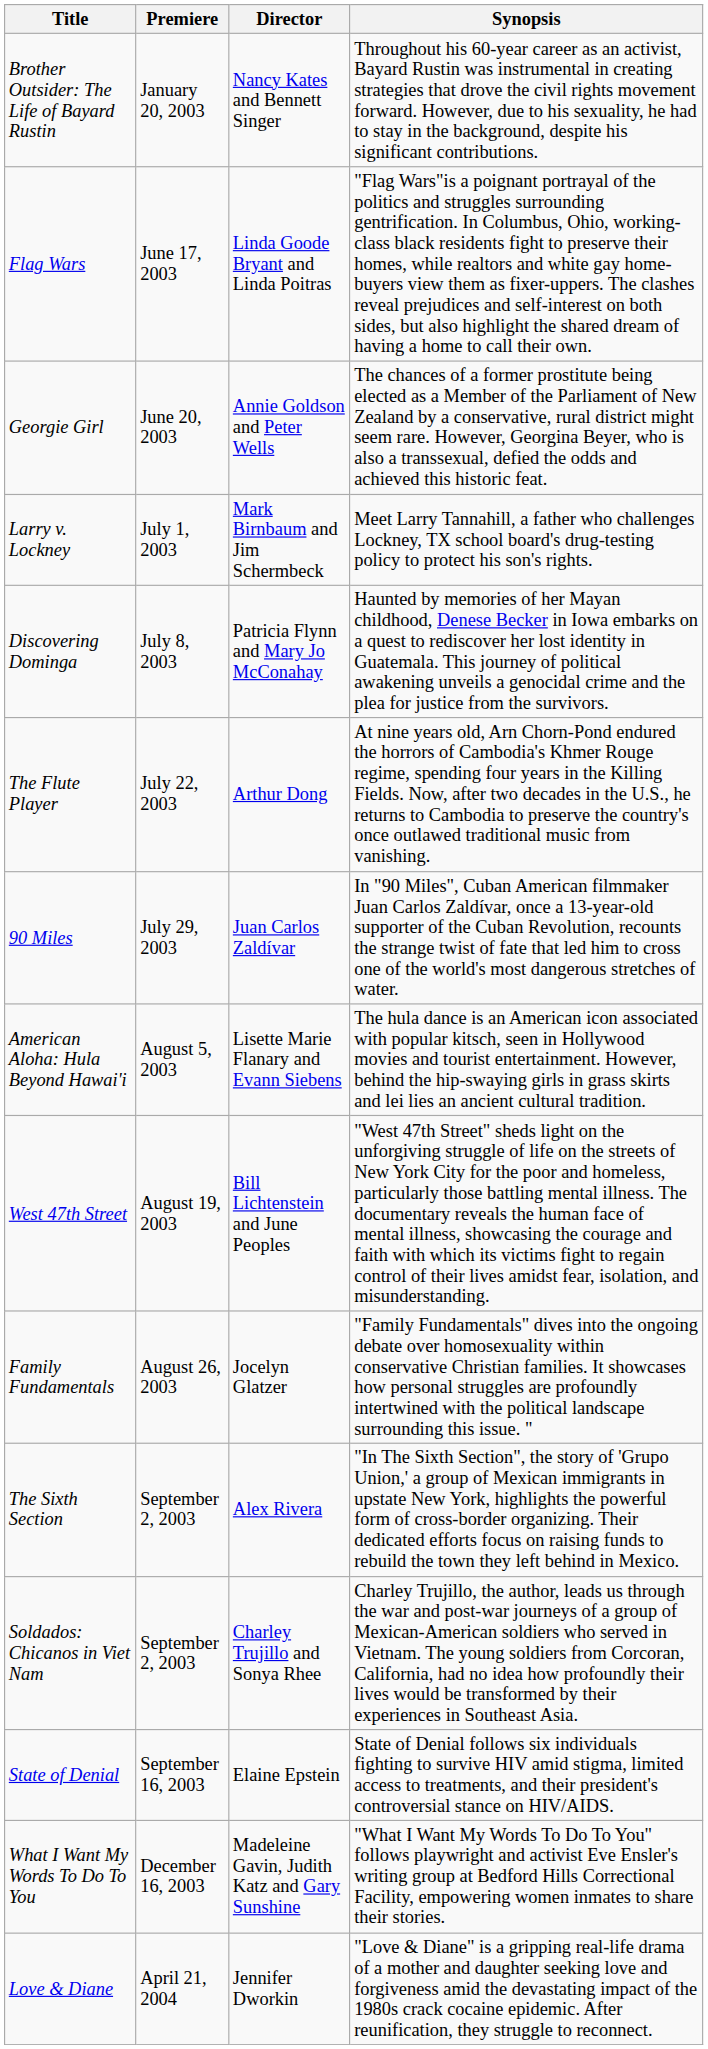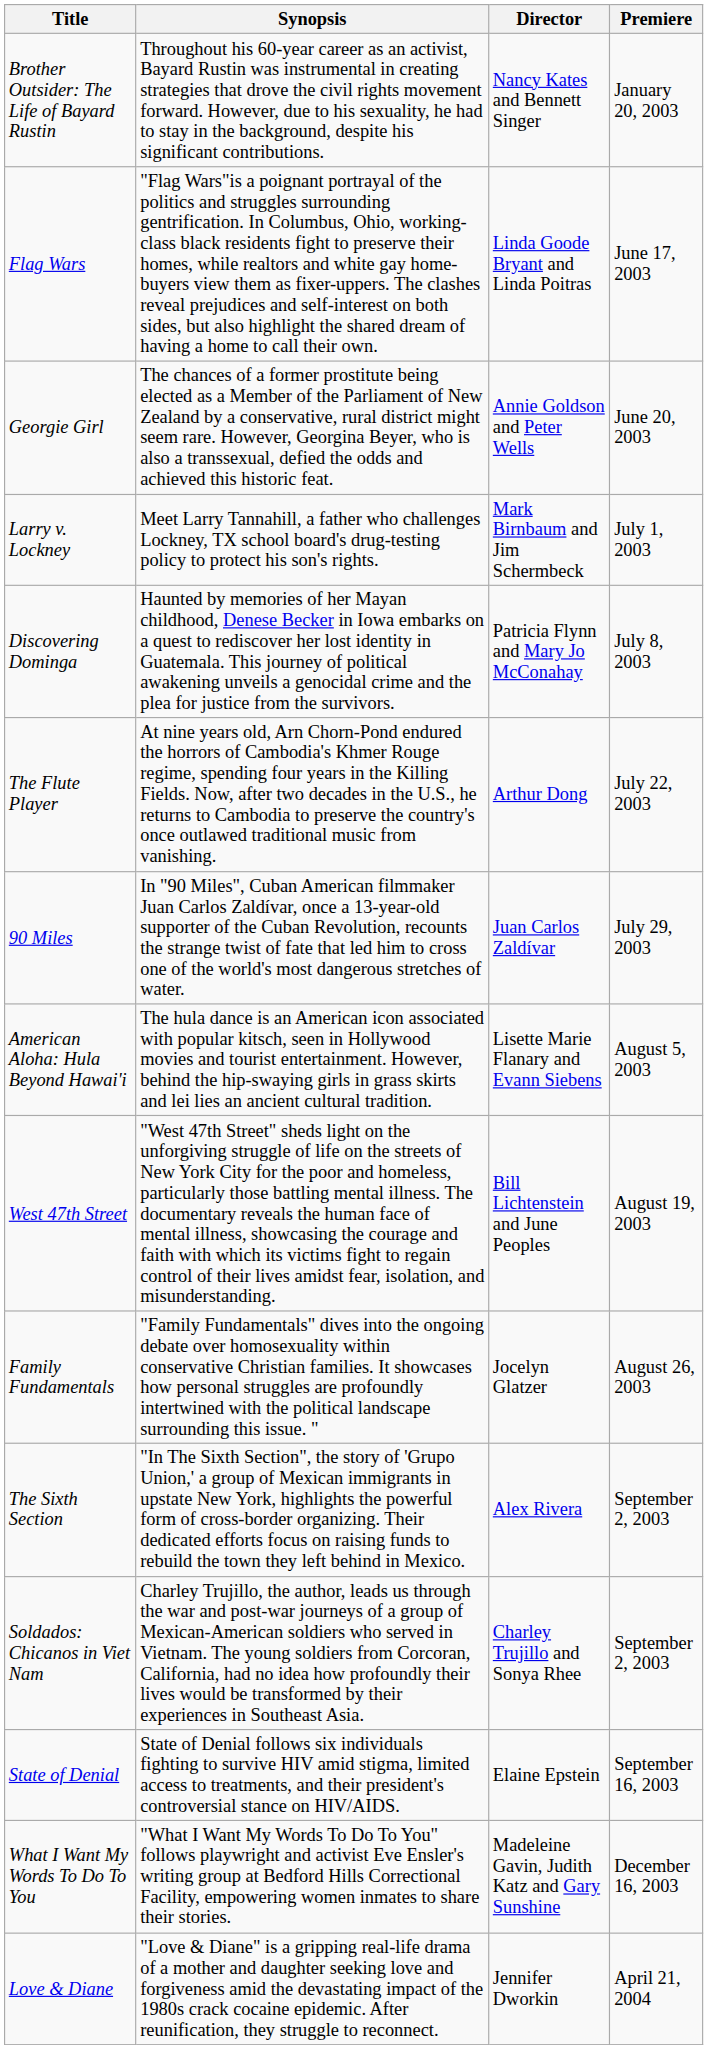columns swapped: (182, 19) <-> (526, 19)
